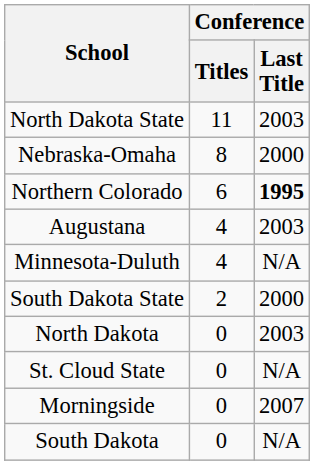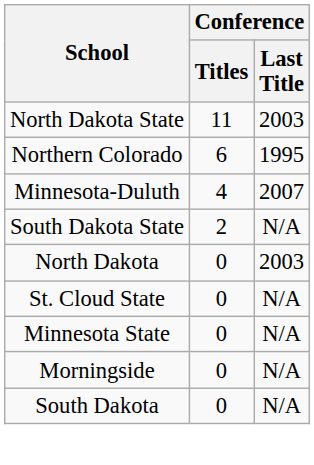- row: (97, 155)
(282, 190) bold -> (282, 155) normal
- row: (97, 226)
(282, 262) N/A -> (282, 190) 2007
(282, 298) 2000 -> (282, 226) N/A
+ row: (97, 333)
(282, 405) 2007 -> (282, 369) N/A
